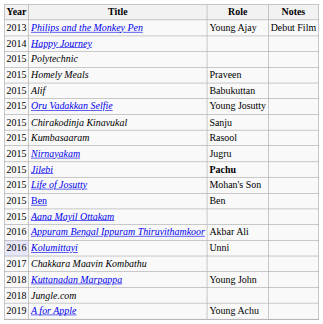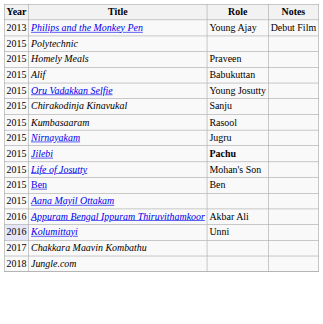- row: (61, 43)
- row: (77, 279)
- row: (54, 311)
